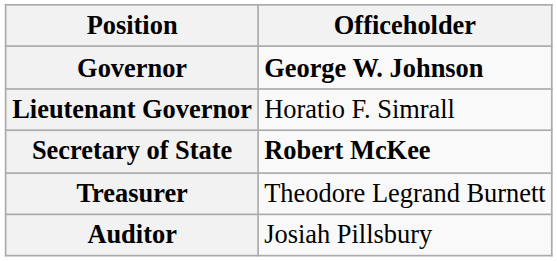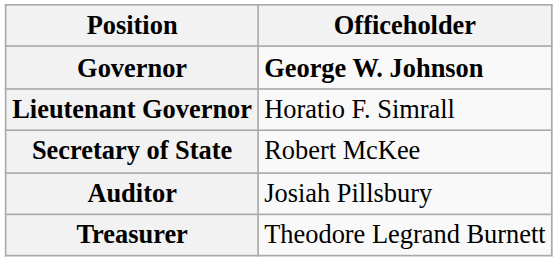(347, 151) bold -> (342, 151) normal
rows swapped: (132, 192) <-> (132, 234)
